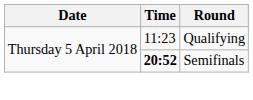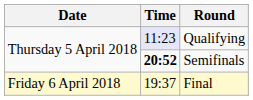(160, 38) no background -> (160, 38) lavender background
+ row: (198, 83)
